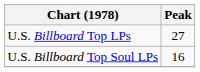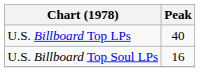(178, 35) 27 -> (178, 35) 40
